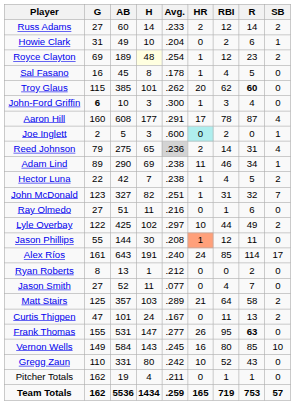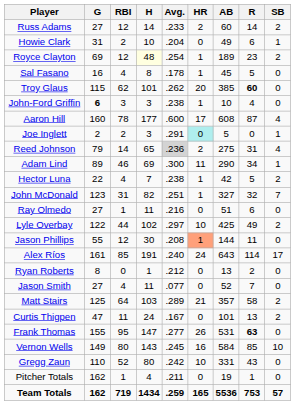columns swapped: (123, 12) <-> (226, 12)
(175, 103) .300 -> (175, 103) .238
(175, 118) .291 -> (175, 118) .600
(175, 133) .600 -> (175, 133) .291
(175, 164) .238 -> (175, 164) .300
